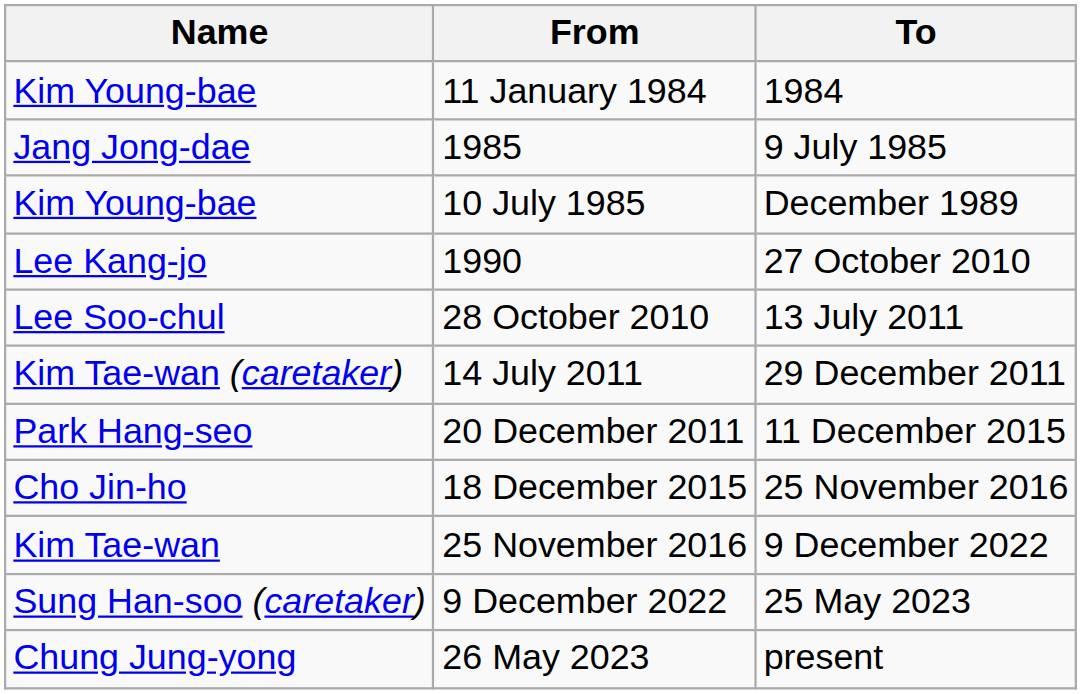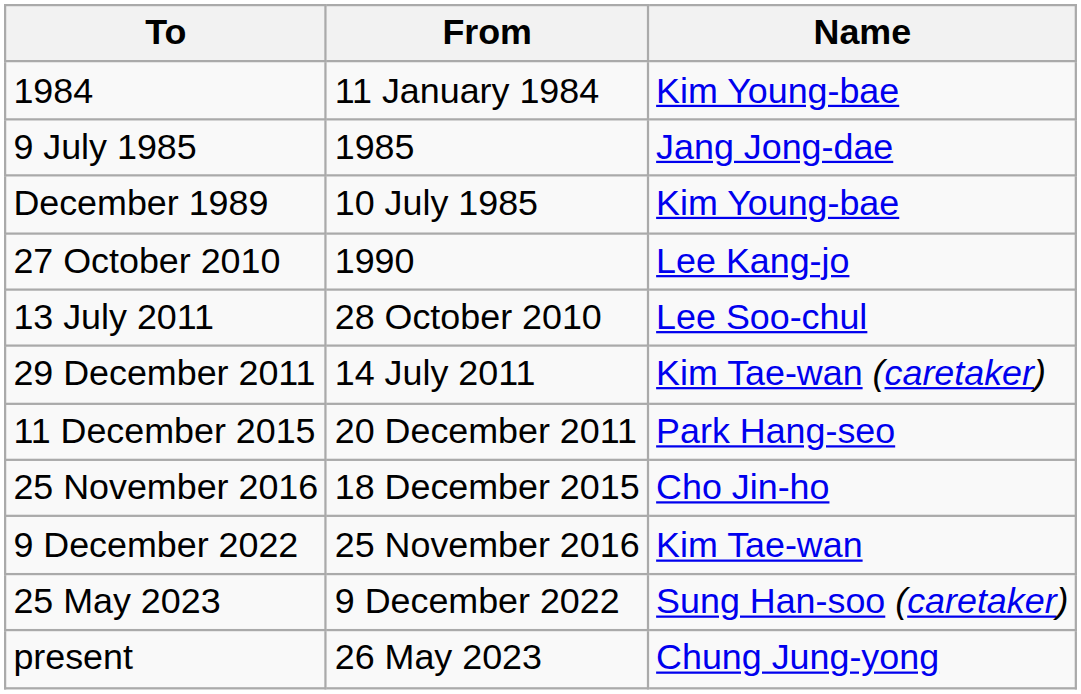columns swapped: (220, 32) <-> (916, 32)
